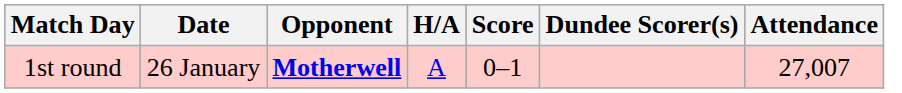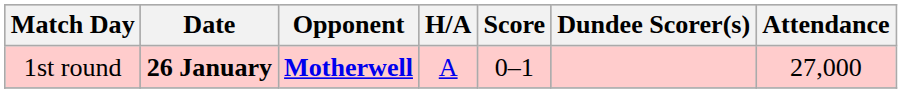(204, 66) normal -> (209, 66) bold
(814, 66) 27,007 -> (826, 66) 27,000
